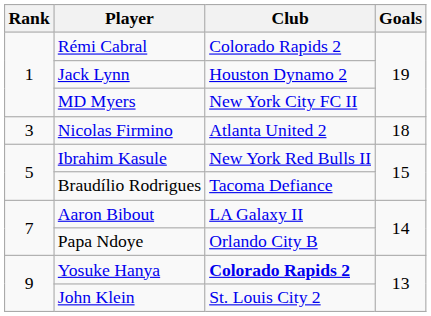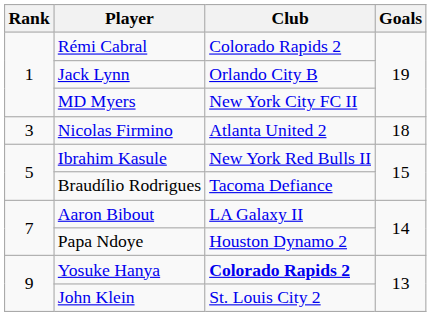(278, 74) Houston Dynamo 2 -> (263, 74) Orlando City B
(263, 241) Orlando City B -> (278, 241) Houston Dynamo 2
